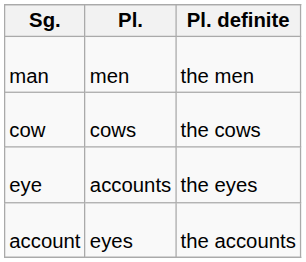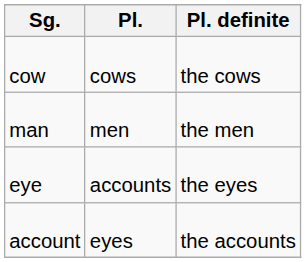rows swapped: (29, 75) <-> (27, 130)
